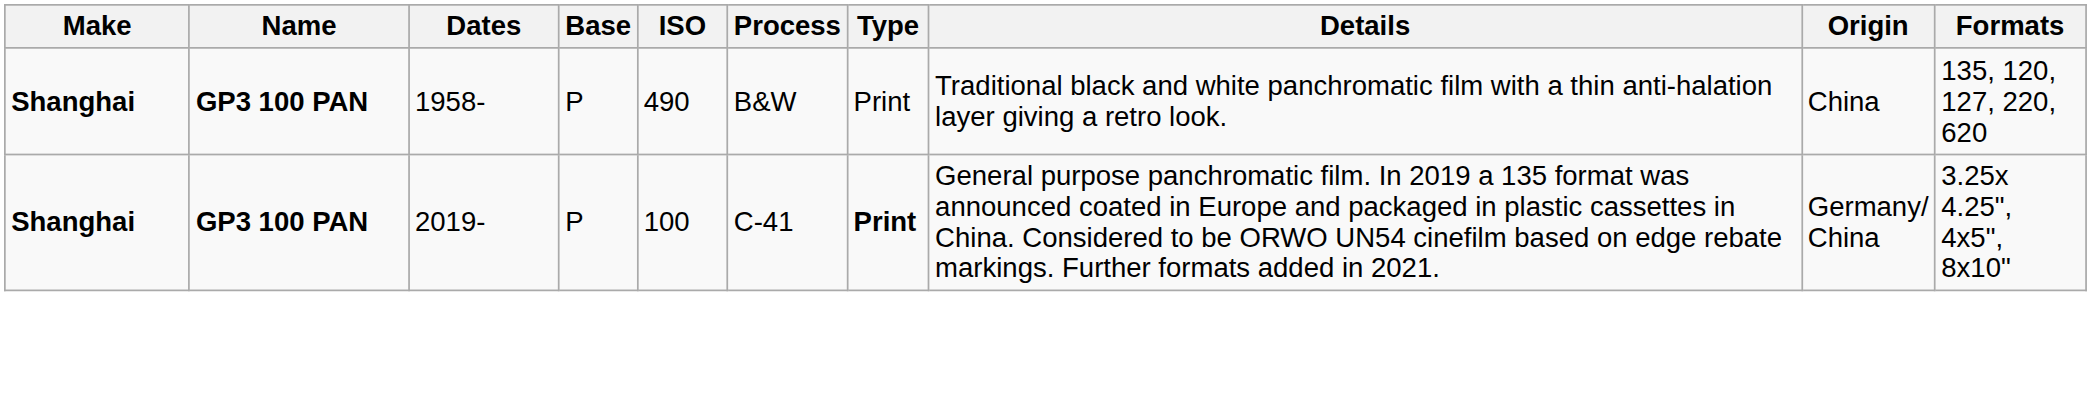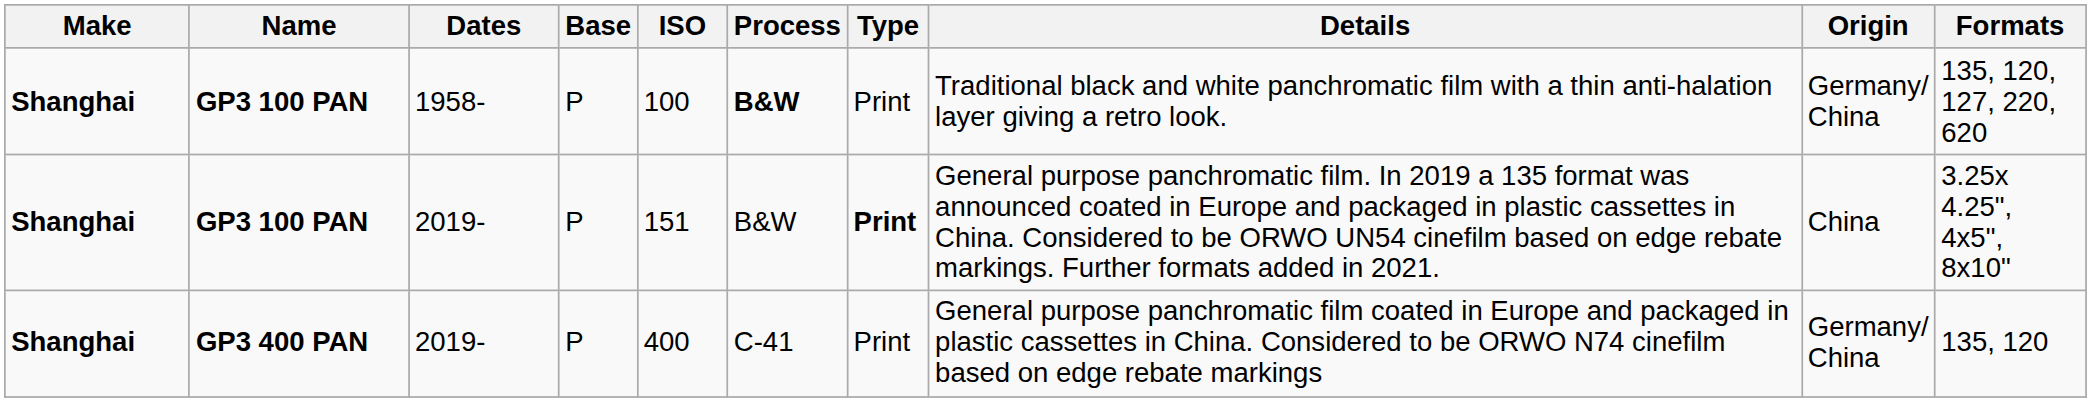(667, 100) 490 -> (667, 100) 100
(765, 100) normal -> (767, 100) bold
(1844, 100) China -> (1868, 100) Germany/ China
(667, 221) 100 -> (667, 221) 151
(764, 221) C-41 -> (765, 221) B&W
(1868, 221) Germany/ China -> (1844, 221) China
+ row: (282, 343)
